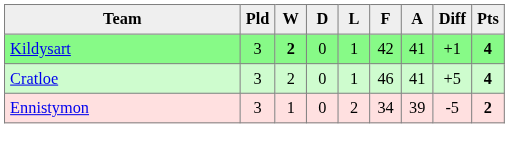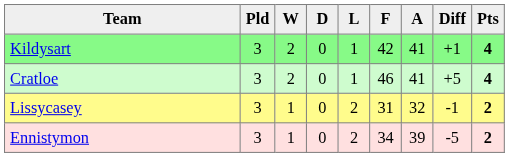(291, 48) bold -> (291, 48) normal
+ row: (46, 108)
